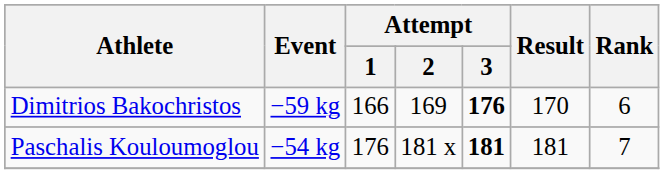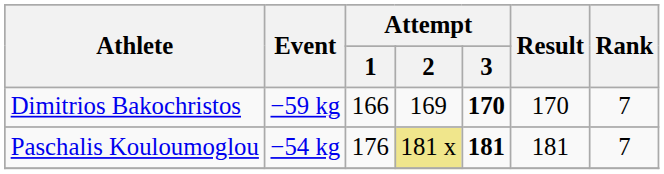(486, 107) 176 -> (486, 107) 170
(625, 107) 6 -> (625, 107) 7
(428, 147) no background -> (428, 147) khaki background
